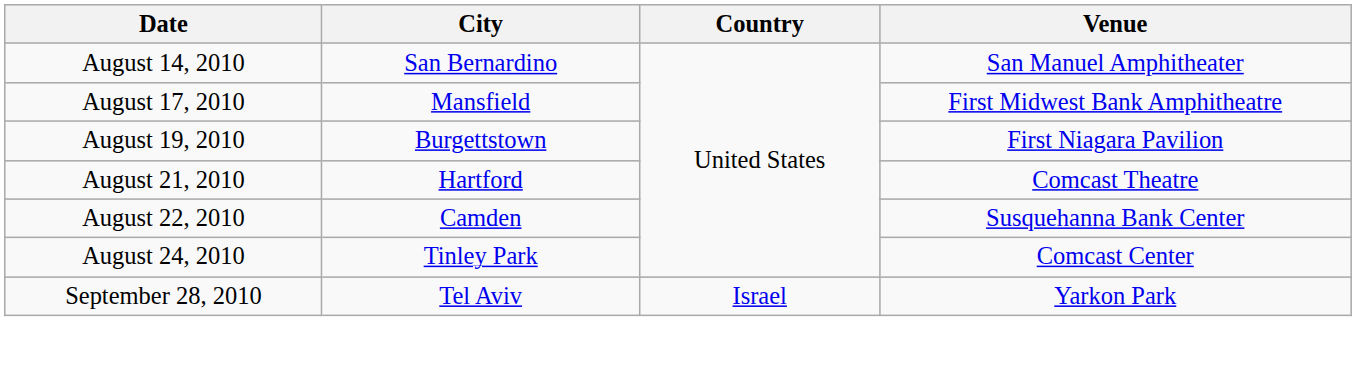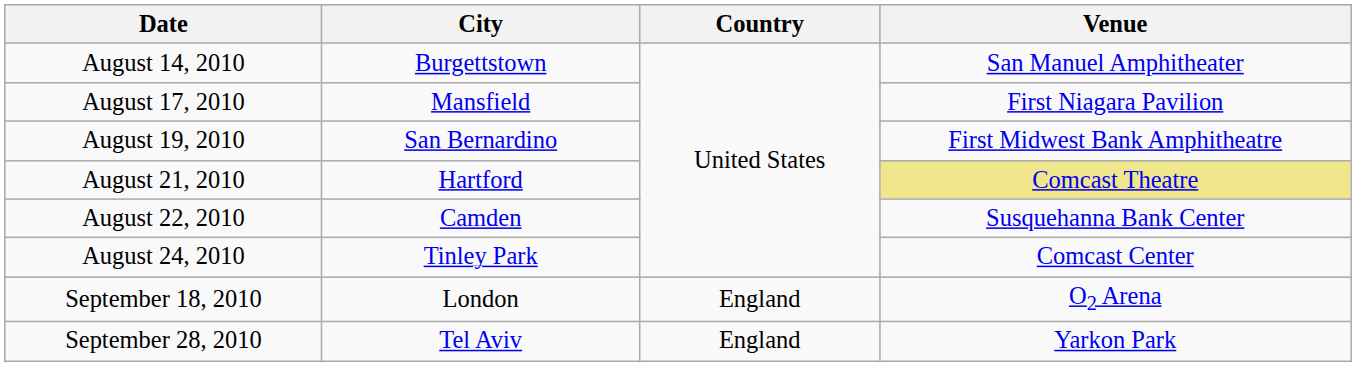(481, 62) San Bernardino -> (481, 62) Burgettstown
(1115, 101) First Midwest Bank Amphitheatre -> (1115, 101) First Niagara Pavilion
(481, 140) Burgettstown -> (481, 140) San Bernardino
(1115, 140) First Niagara Pavilion -> (1115, 140) First Midwest Bank Amphitheatre
(1115, 179) no background -> (1115, 179) khaki background
+ row: (163, 298)
(760, 295) Israel -> (760, 340) England
